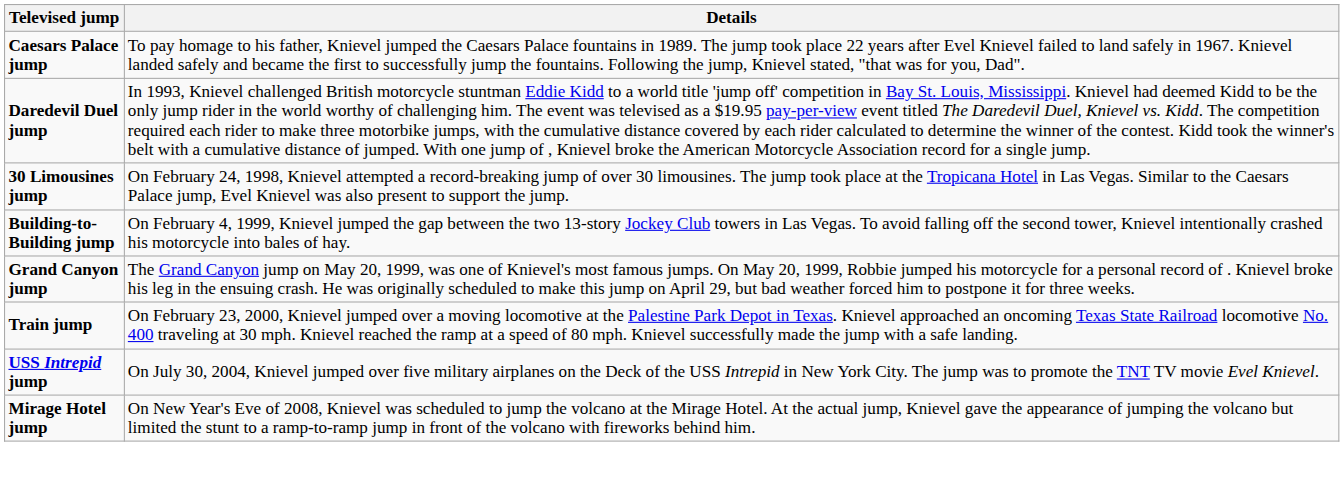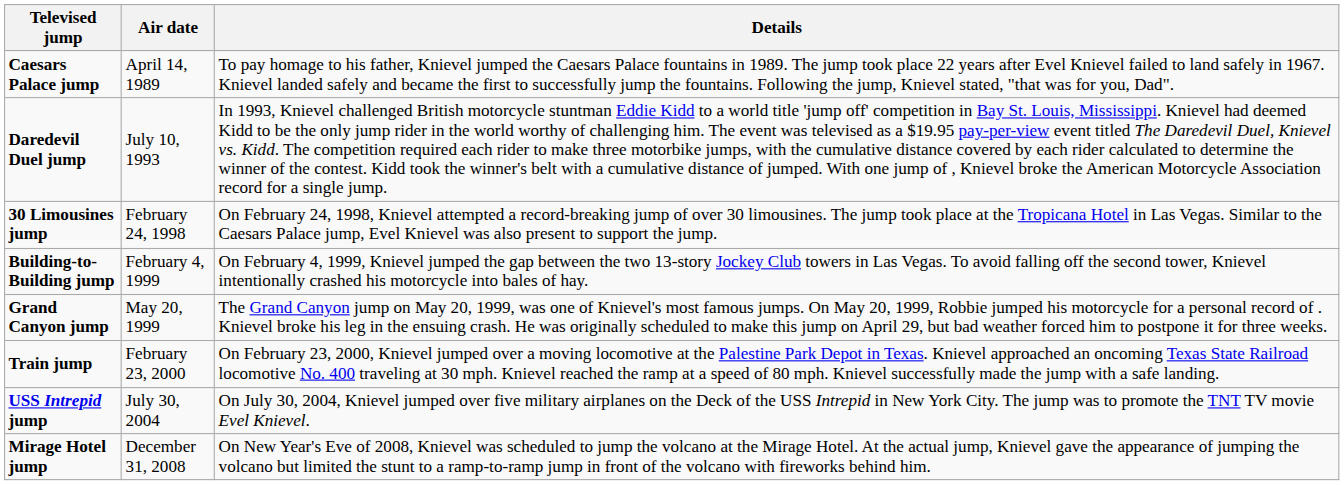+ column: (168, 27)
